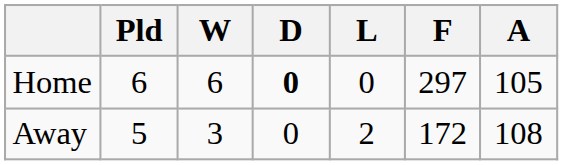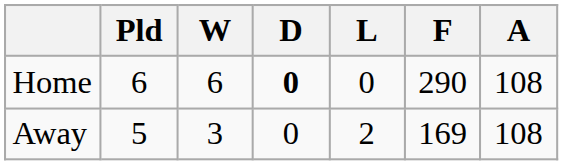(443, 81) 297 -> (443, 81) 290
(518, 81) 105 -> (518, 81) 108
(443, 133) 172 -> (443, 133) 169
